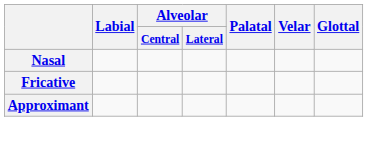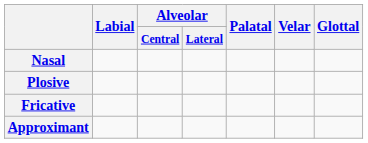+ row: (48, 82)
